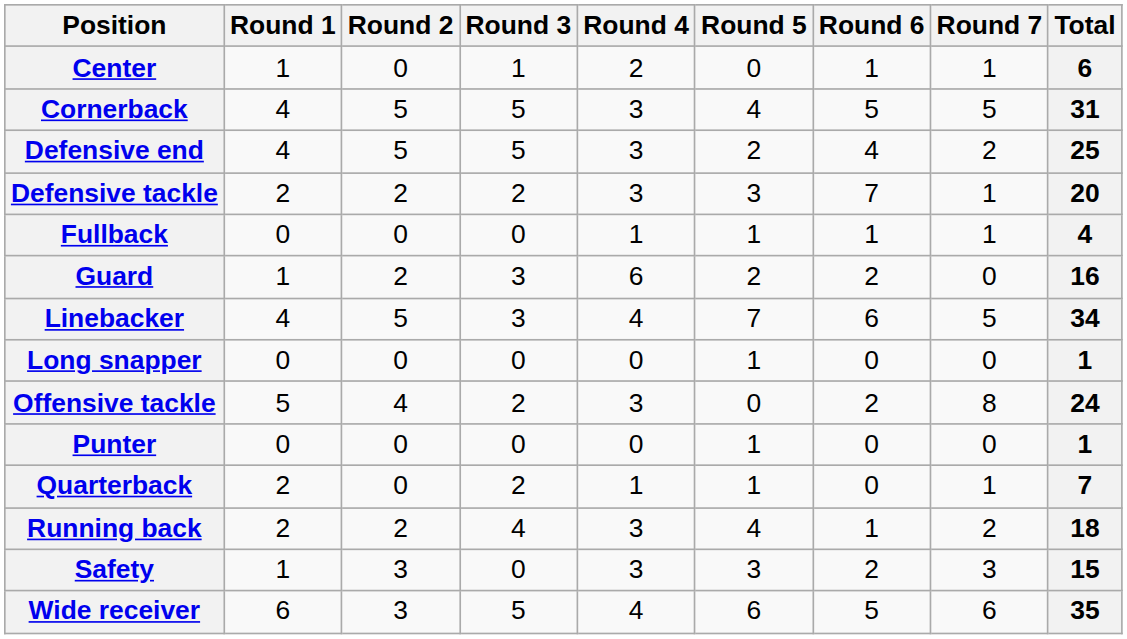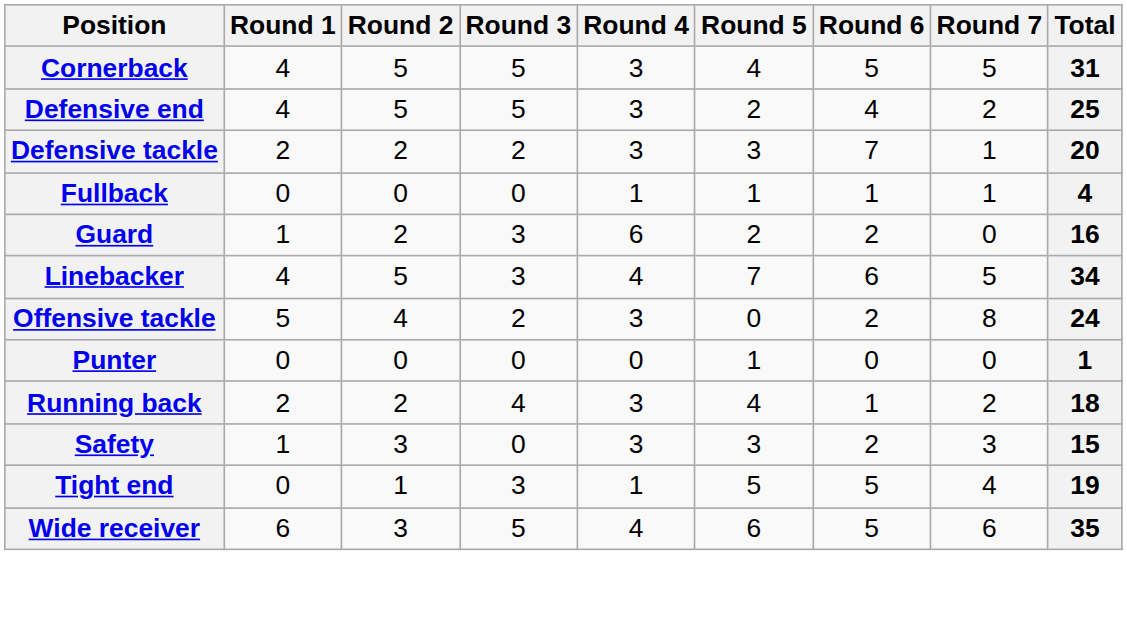- row: (114, 67)
- row: (114, 360)
- row: (114, 485)
+ row: (114, 485)
